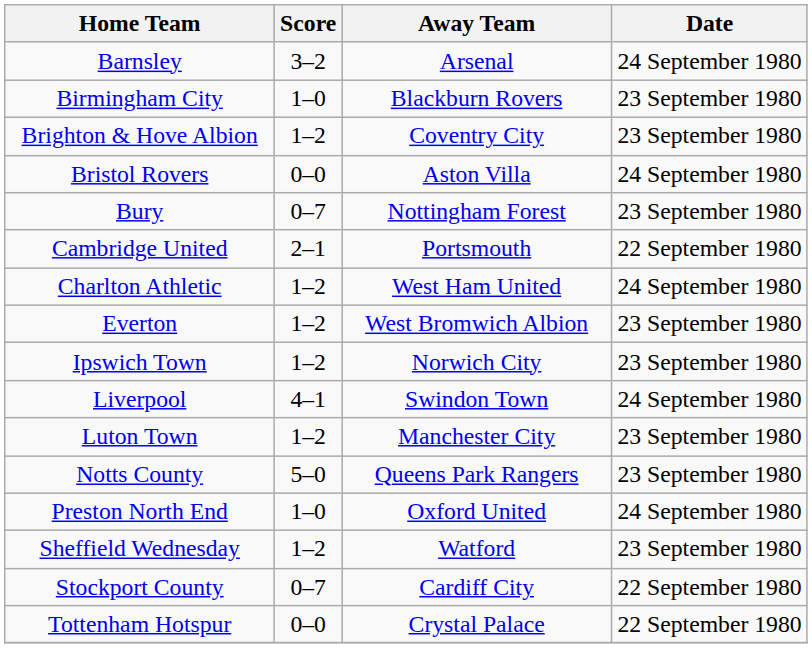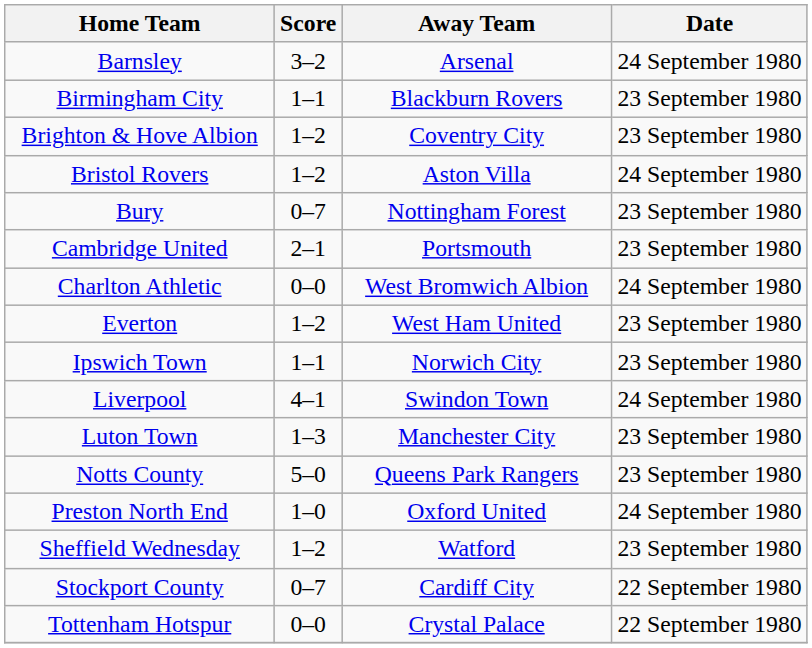(308, 98) 1–0 -> (308, 98) 1–1
(308, 173) 0–0 -> (308, 173) 1–2
(710, 248) 22 September 1980 -> (710, 248) 23 September 1980
(308, 286) 1–2 -> (308, 286) 0–0
(477, 286) West Ham United -> (477, 286) West Bromwich Albion
(477, 323) West Bromwich Albion -> (477, 323) West Ham United
(308, 361) 1–2 -> (308, 361) 1–1
(308, 436) 1–2 -> (308, 436) 1–3
